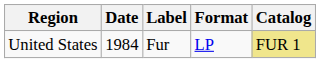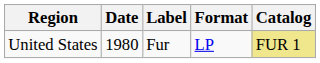(122, 44) 1984 -> (122, 44) 1980
